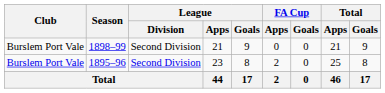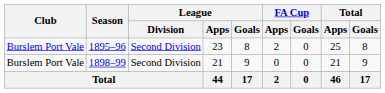rows swapped: (107, 63) <-> (107, 46)
